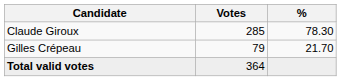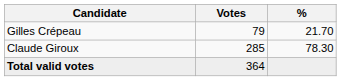rows swapped: (43, 31) <-> (44, 48)
